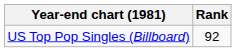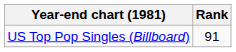(212, 36) 92 -> (212, 36) 91
